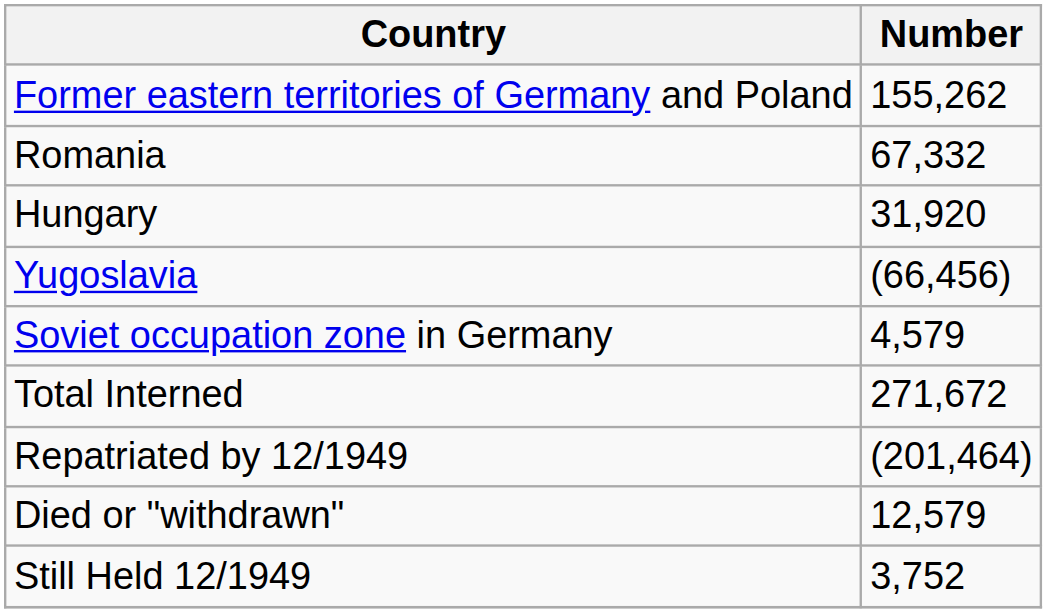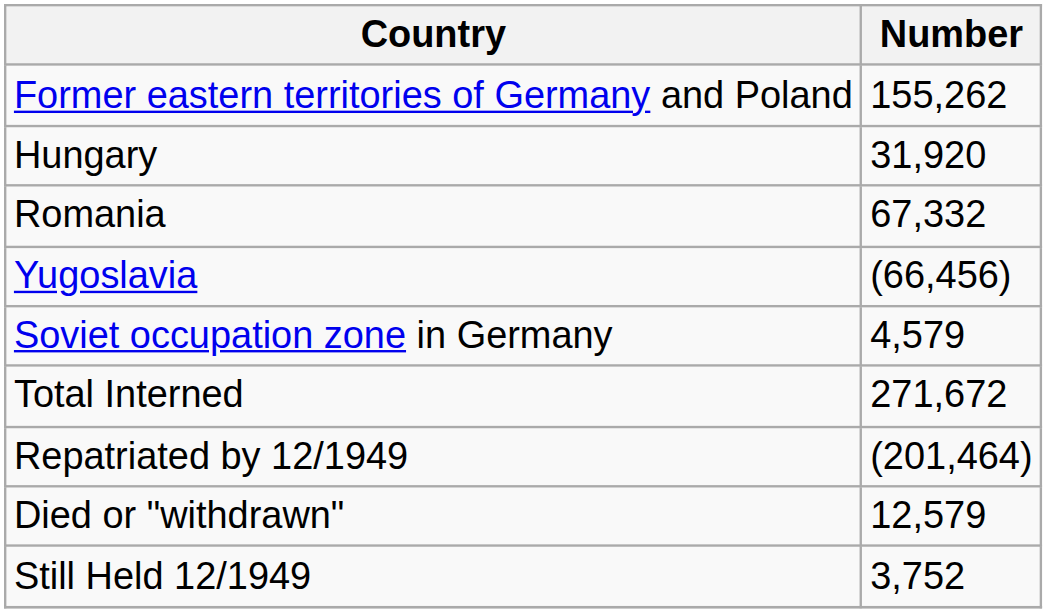rows swapped: (90, 154) <-> (86, 214)
